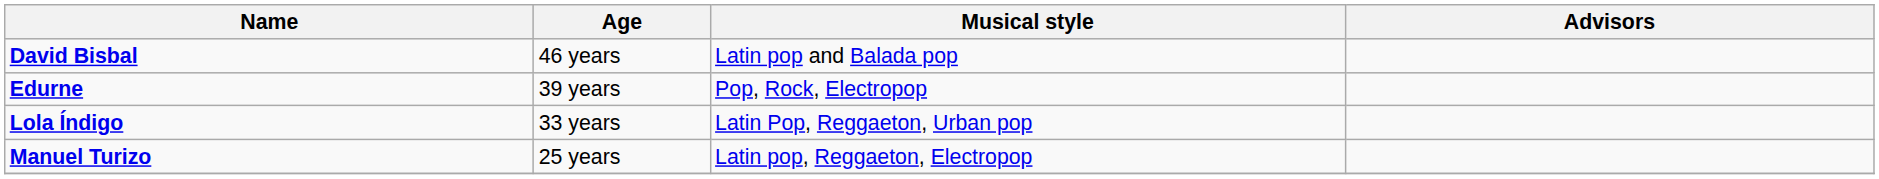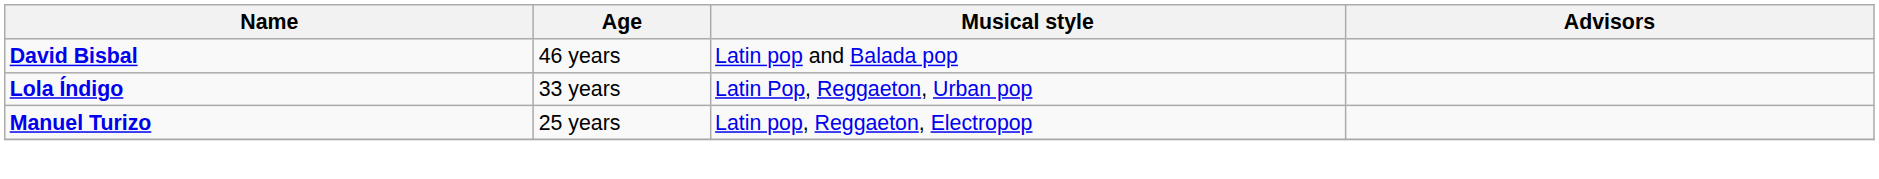- row: (46, 89)
